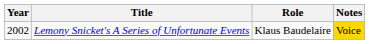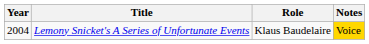(18, 30) 2002 -> (18, 30) 2004
